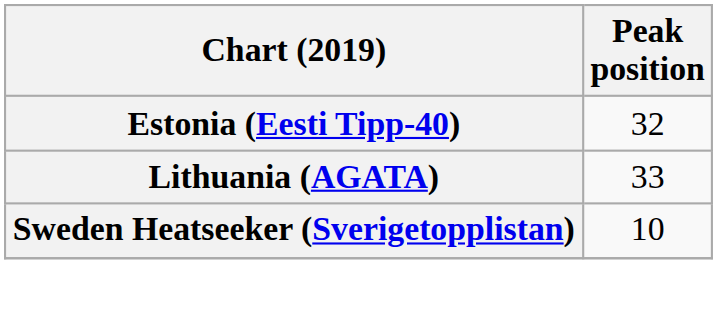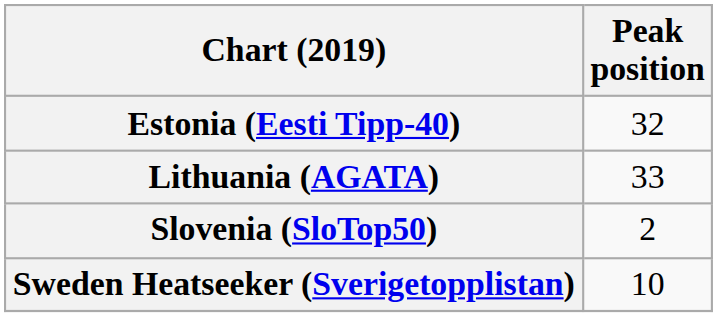+ row: (294, 229)
